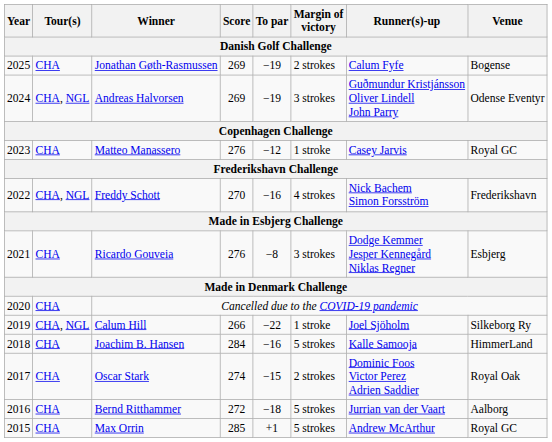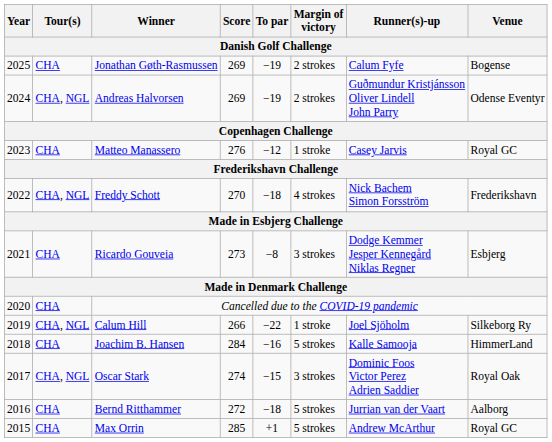(314, 98) 3 strokes -> (314, 98) 2 strokes
(272, 195) −16 -> (272, 195) −18
(237, 254) 276 -> (237, 254) 273
(48, 376) CHA -> (62, 376) CHA, NGL
(314, 376) 2 strokes -> (314, 376) 3 strokes
